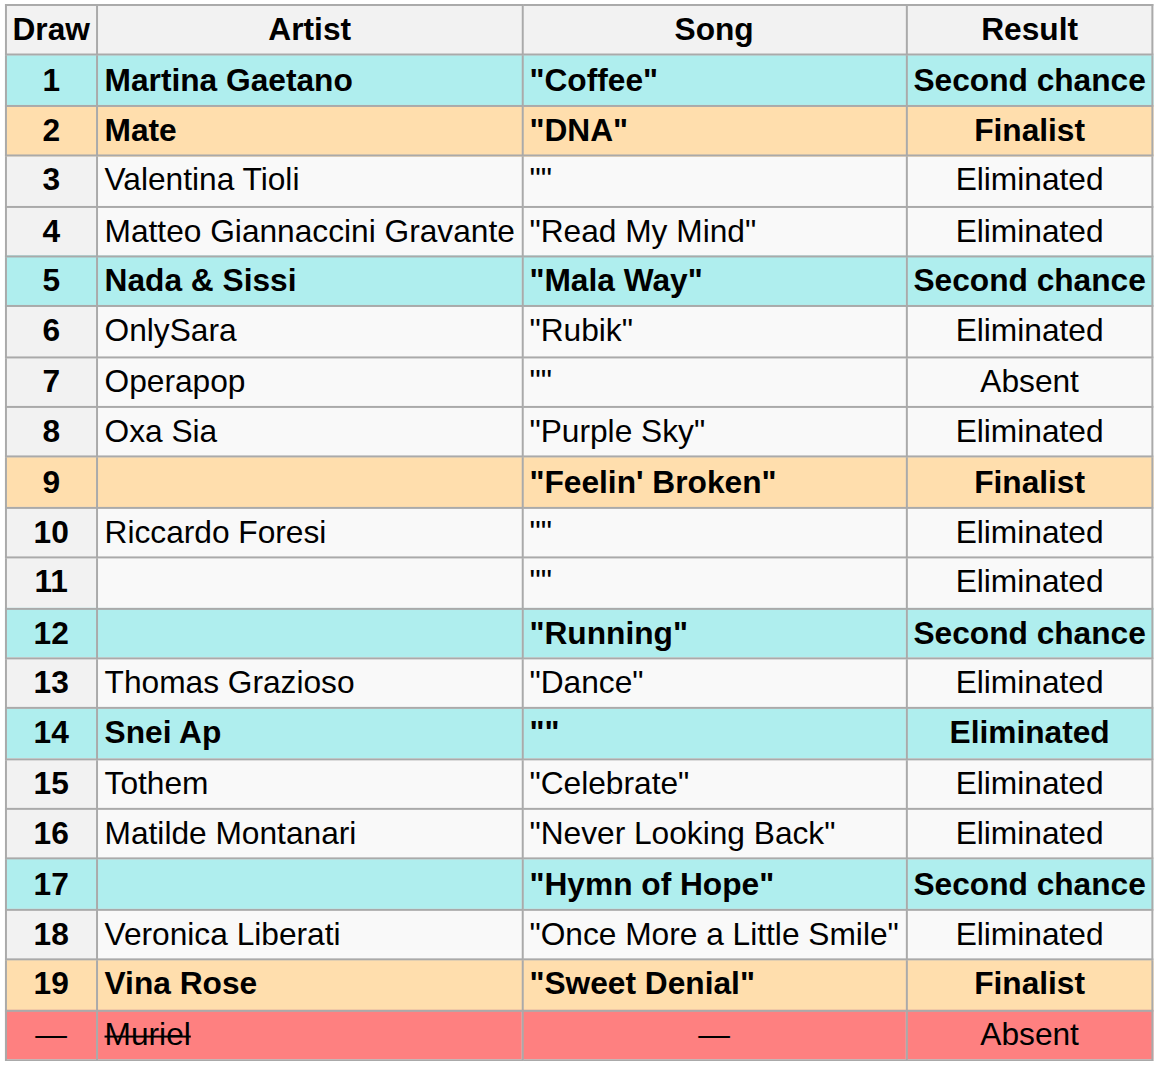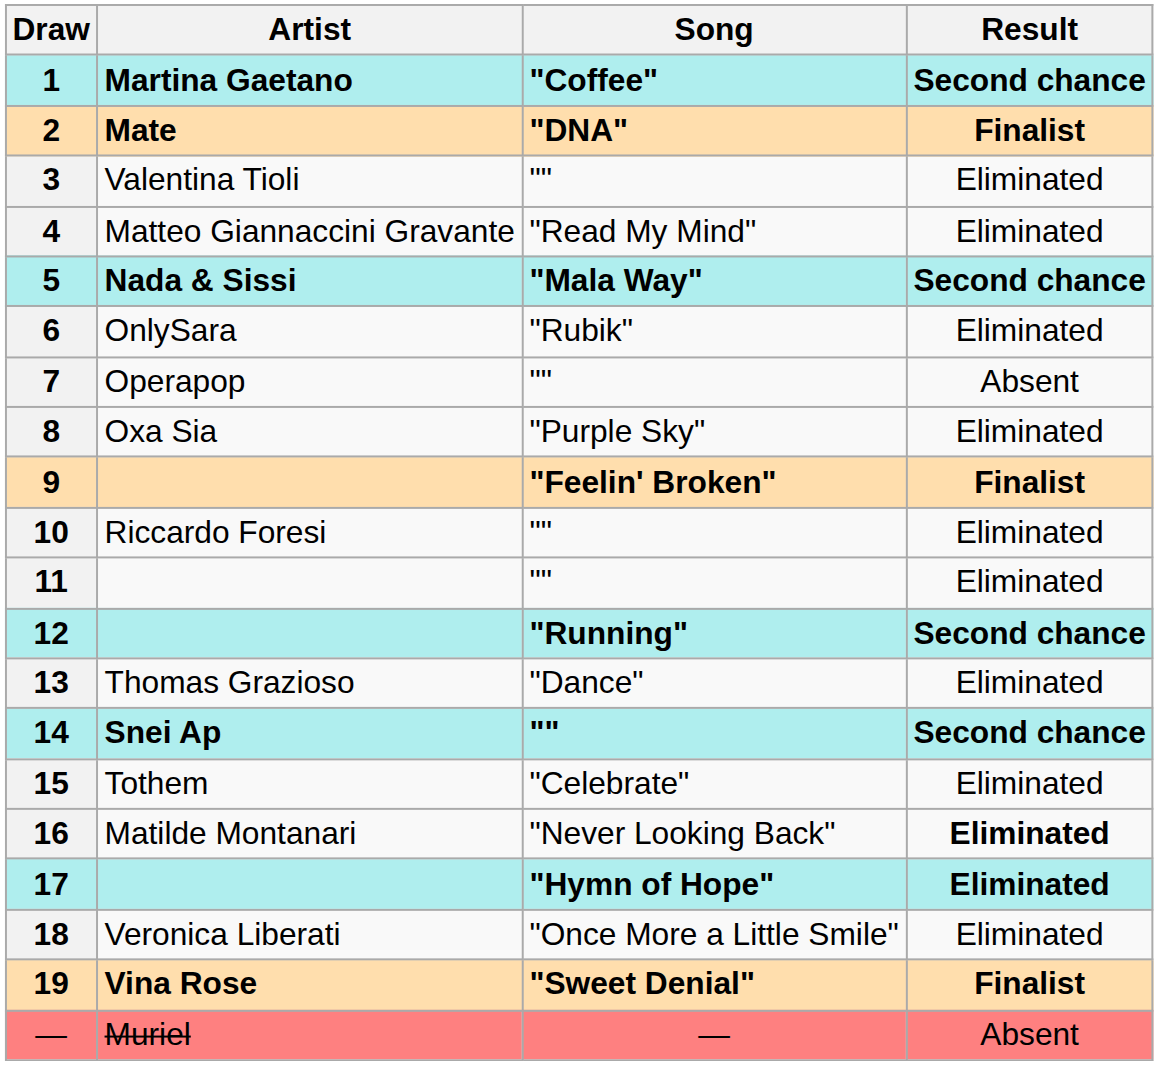(1030, 733) Eliminated -> (1030, 733) Second chance
(1030, 833) normal -> (1030, 833) bold
(1030, 883) Second chance -> (1030, 883) Eliminated
